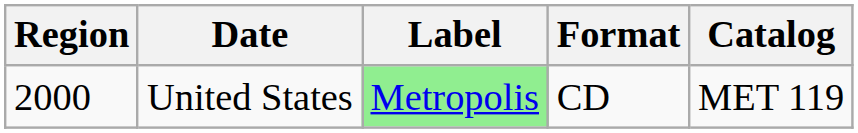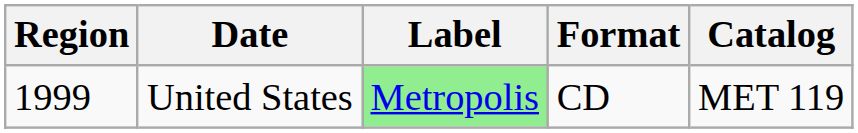(52, 95) 2000 -> (52, 95) 1999
